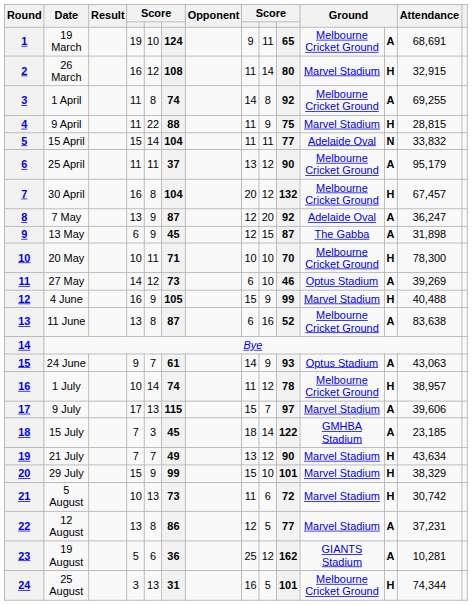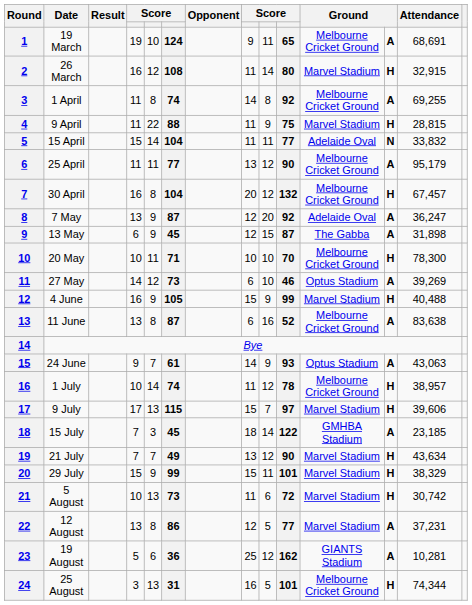(173, 165) 37 -> (173, 165) 77
(391, 410) A -> (391, 410) H
(268, 474) 10 -> (268, 474) 11
